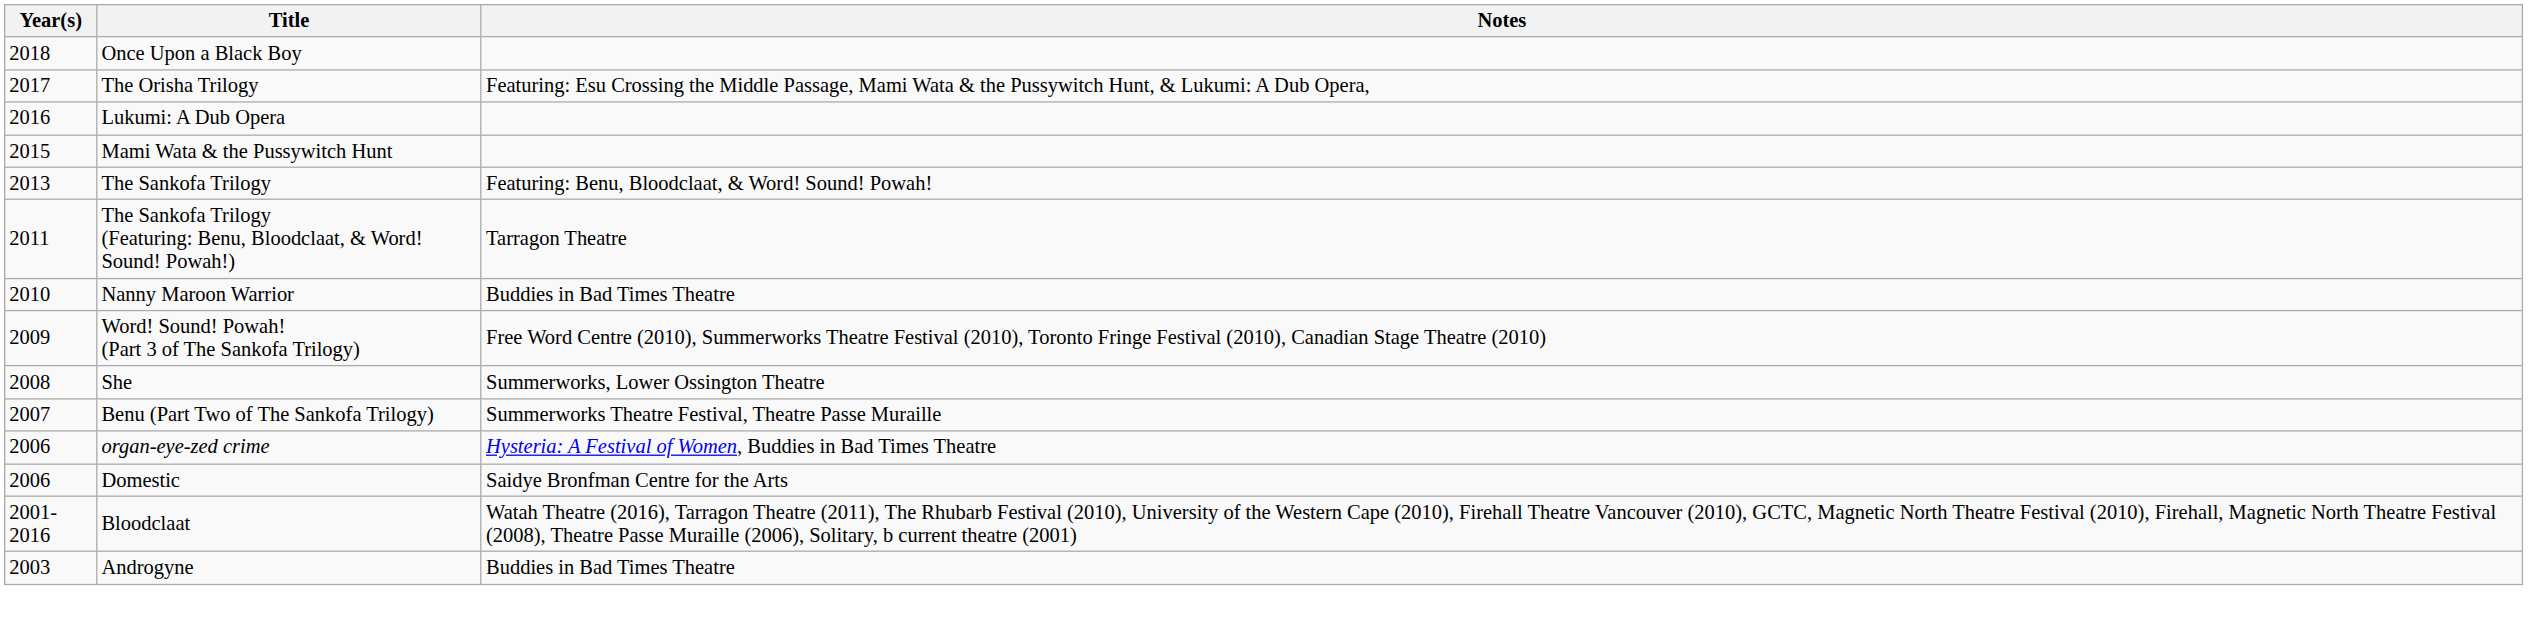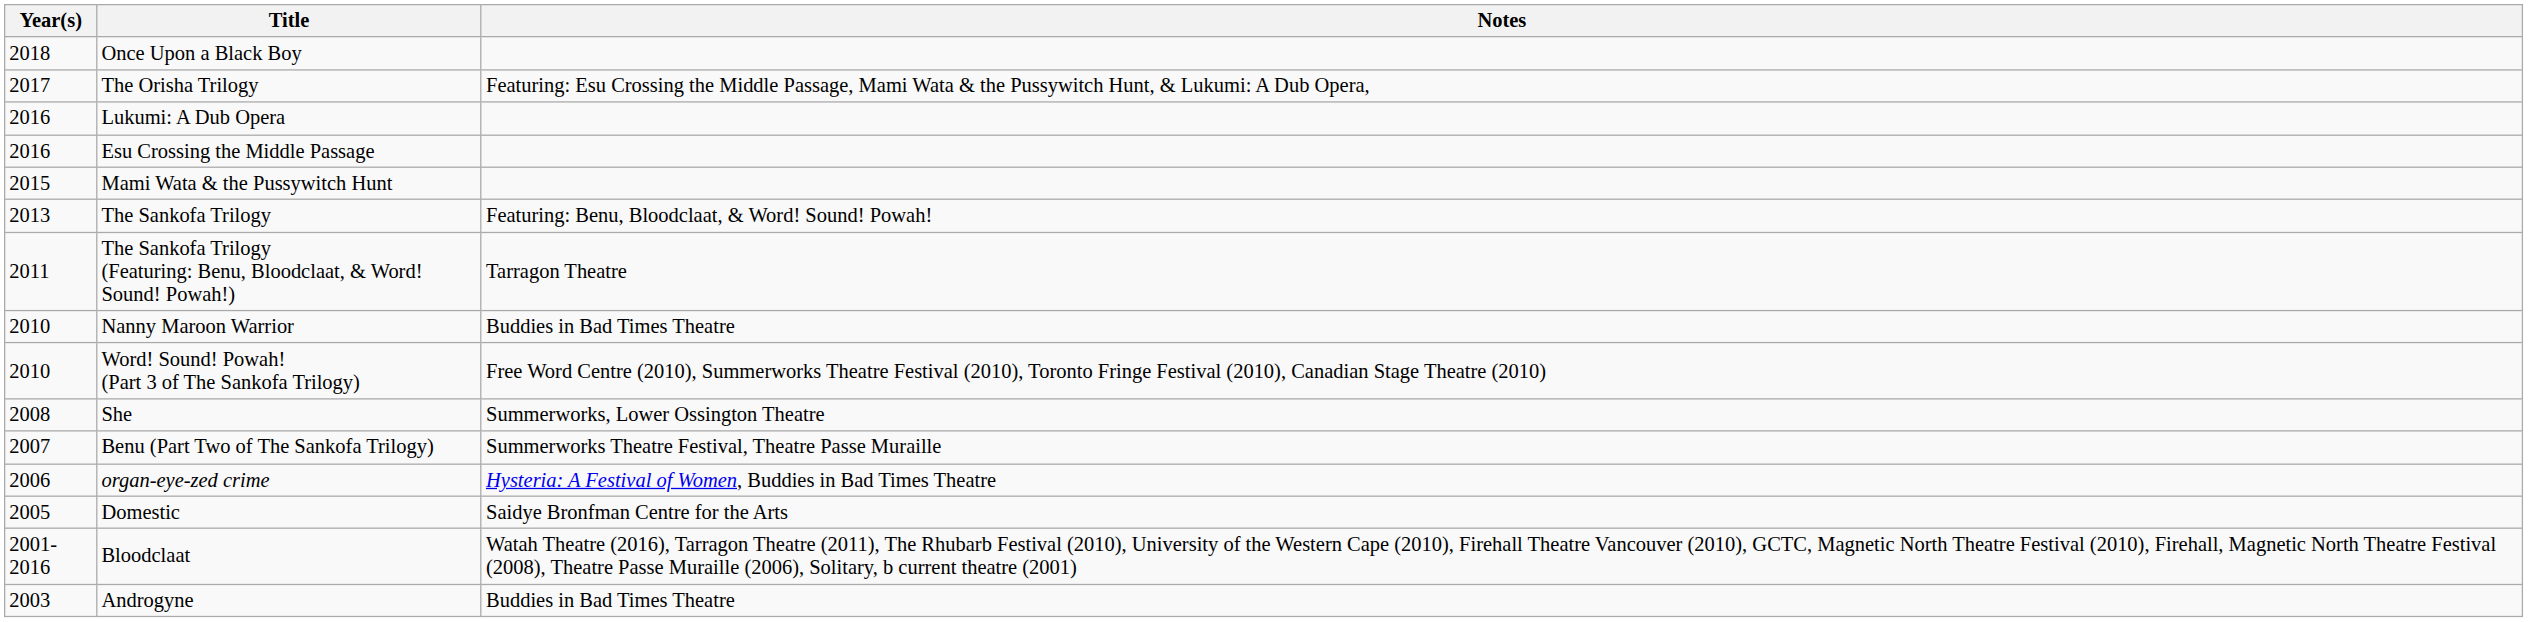+ row: (238, 150)
(30, 338) 2009 -> (30, 370) 2010
(30, 479) 2006 -> (30, 512) 2005
